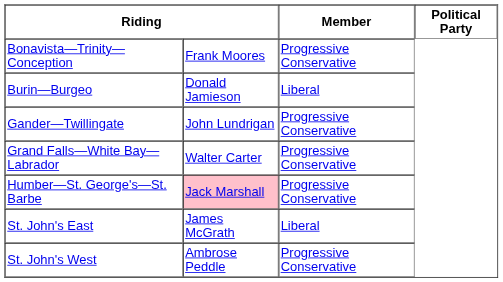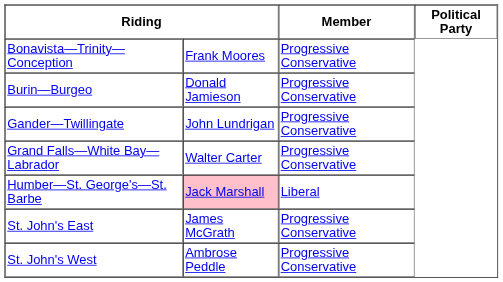(300, 89) Liberal -> (318, 89) Progressive Conservative
(318, 192) Progressive Conservative -> (300, 192) Liberal
(300, 226) Liberal -> (318, 226) Progressive Conservative
